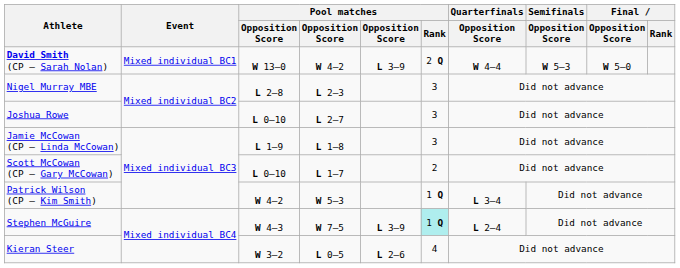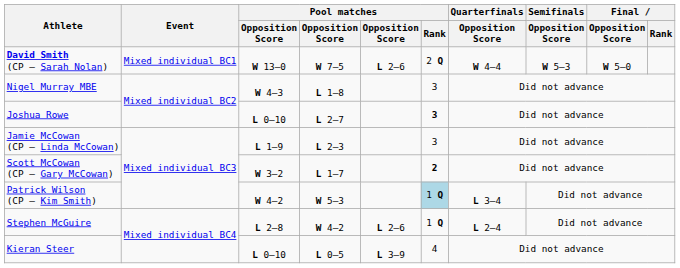(330, 66) W 4–2 -> (330, 66) W 7–5
(391, 66) L 3–9 -> (391, 66) L 2–6
(269, 93) L 2–8 -> (269, 93) W 4–3
(330, 93) L 2–3 -> (330, 93) L 1–8
(435, 114) normal -> (435, 114) bold
(330, 147) L 1–8 -> (330, 147) L 2–3
(269, 174) L 0–10 -> (269, 174) W 3–2
(435, 168) normal -> (435, 168) bold
(435, 195) no background -> (435, 195) lightblue background
(269, 227) W 4–3 -> (269, 227) L 2–8
(330, 227) W 7–5 -> (330, 227) W 4–2
(391, 227) L 3–9 -> (391, 227) L 2–6
(435, 222) paleturquoise background -> (435, 222) no background
(269, 254) W 3–2 -> (269, 254) L 0–10
(391, 254) L 2–6 -> (391, 254) L 3–9
